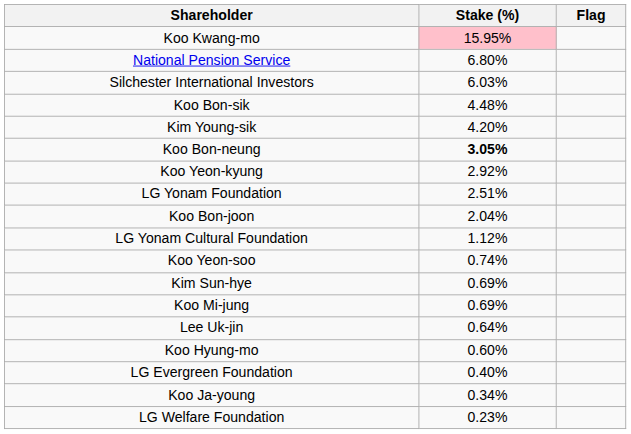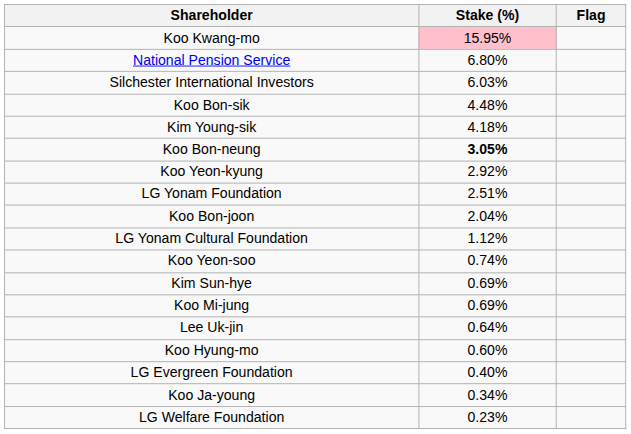(488, 127) 4.20% -> (488, 127) 4.18%
